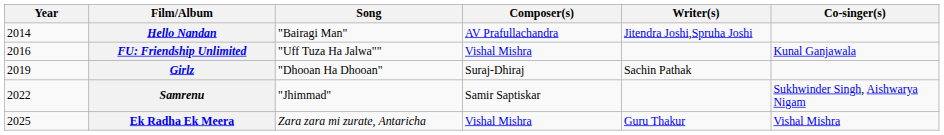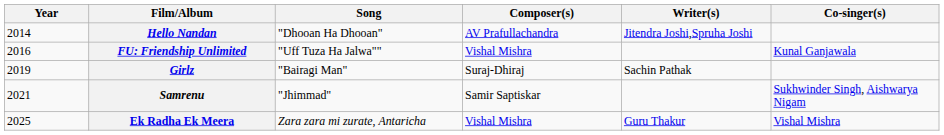(313, 32) "Bairagi Man" -> (330, 32) "Dhooan Ha Dhooan"
(330, 70) "Dhooan Ha Dhooan" -> (313, 70) "Bairagi Man"
(19, 95) 2022 -> (19, 95) 2021
